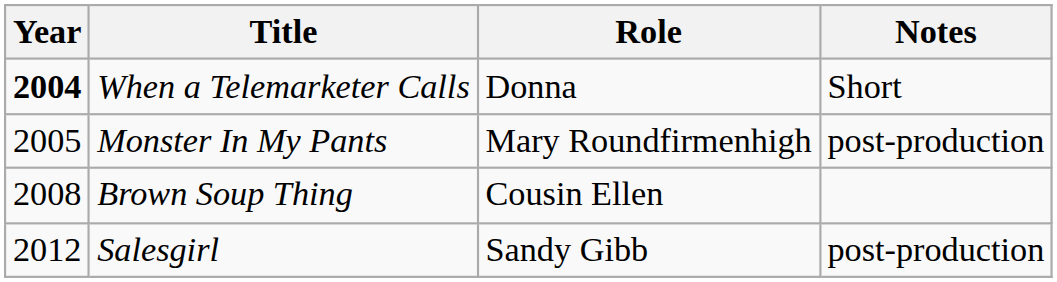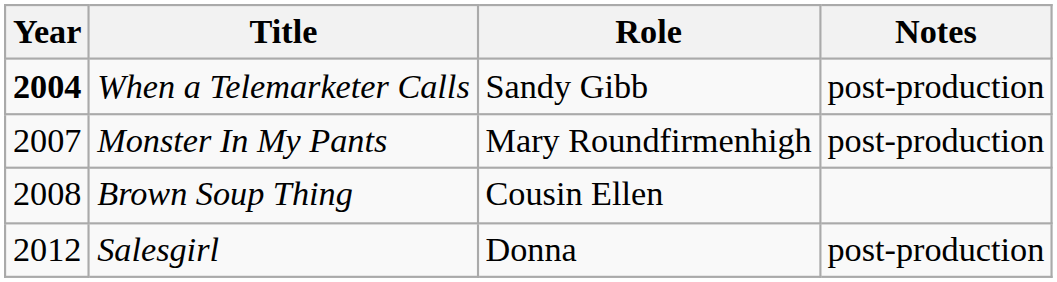(531, 85) Donna -> (567, 85) Sandy Gibb
(865, 85) Short -> (936, 85) post-production
(47, 140) 2005 -> (47, 140) 2007
(567, 248) Sandy Gibb -> (531, 248) Donna
